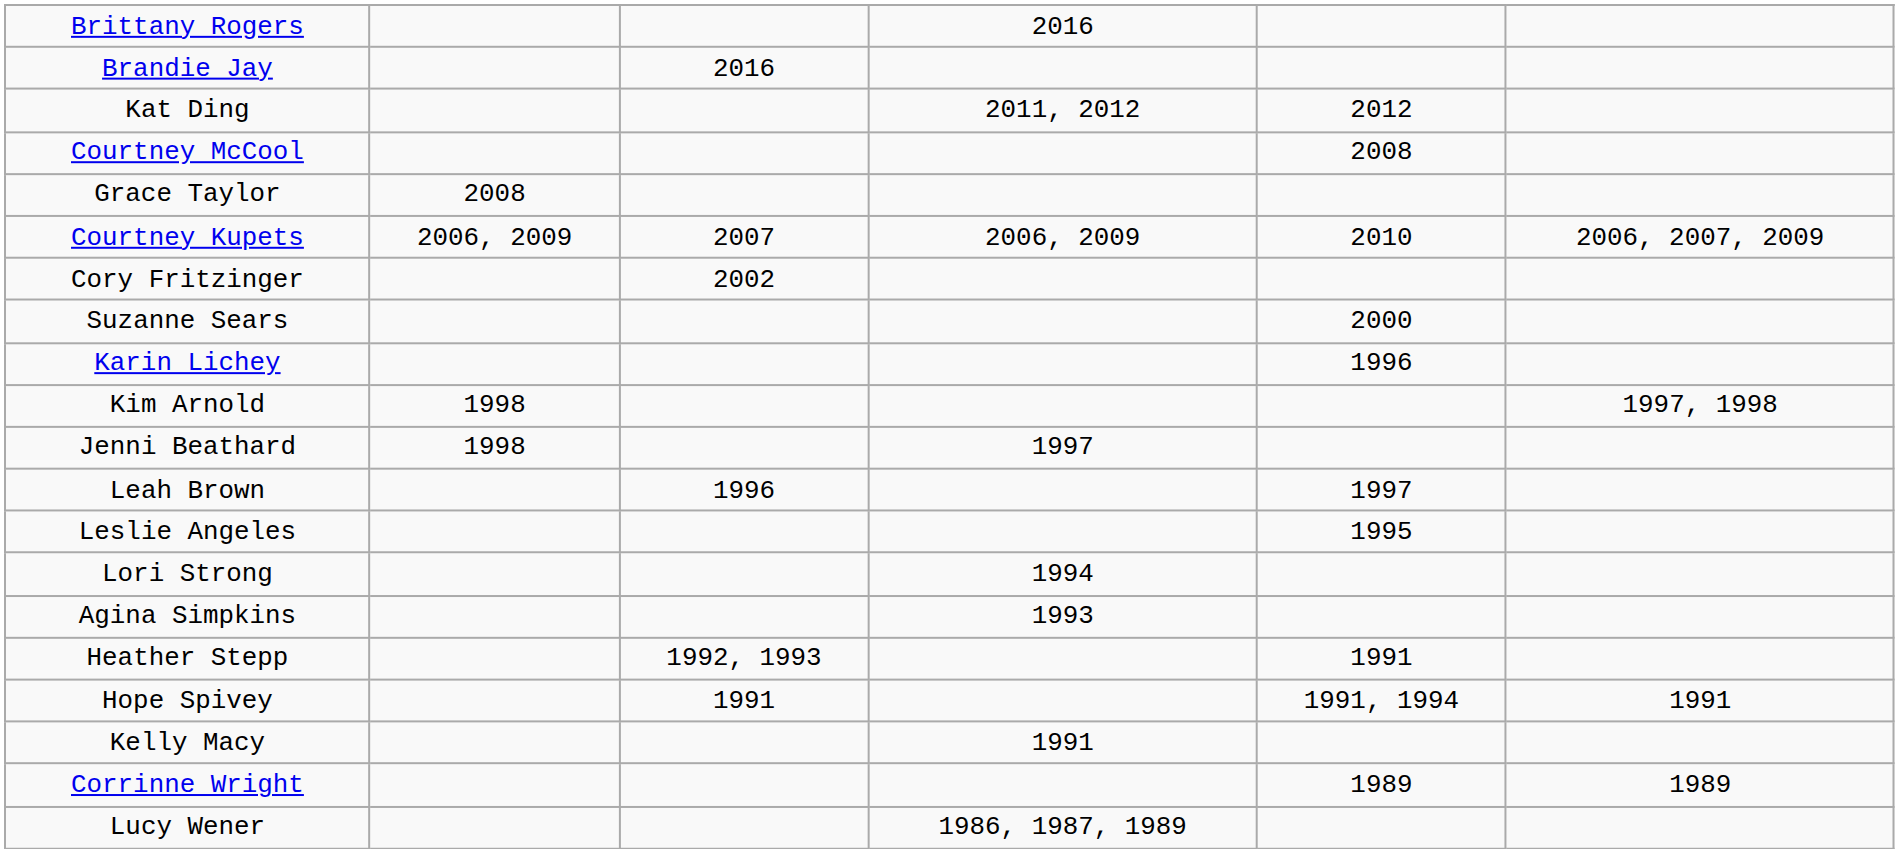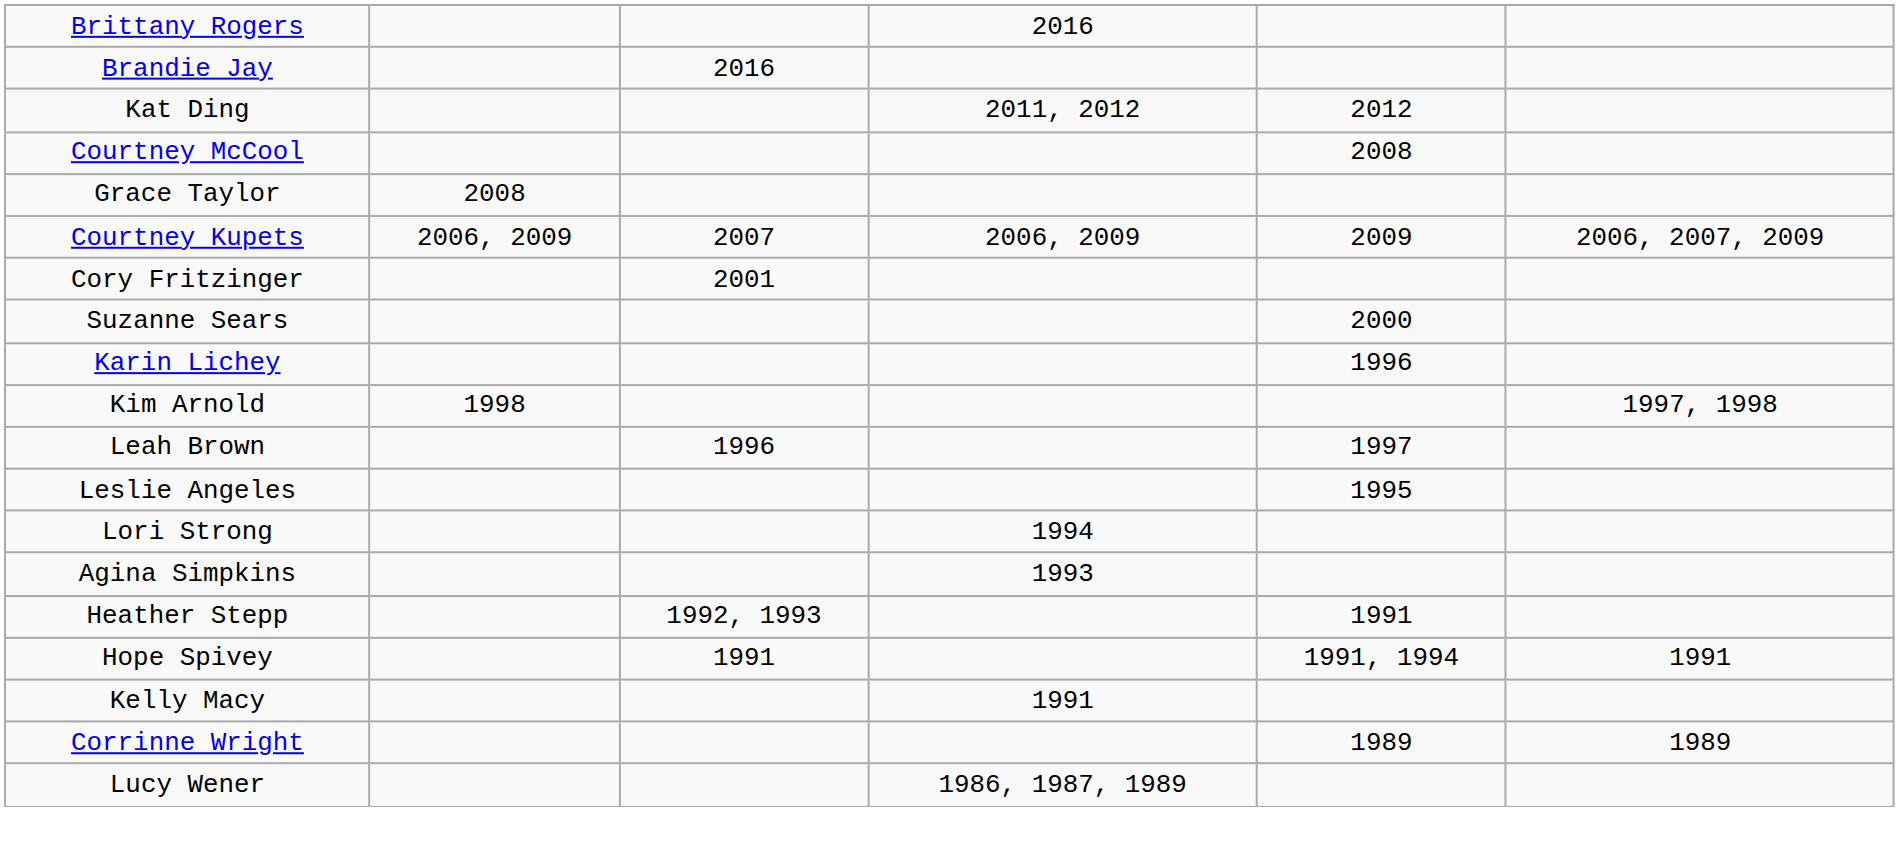(1381, 237) 2010 -> (1381, 237) 2009
(744, 279) 2002 -> (744, 279) 2001
- row: (187, 448)
